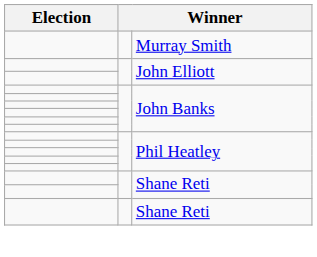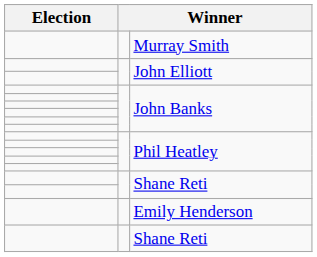+ row: (61, 212)
